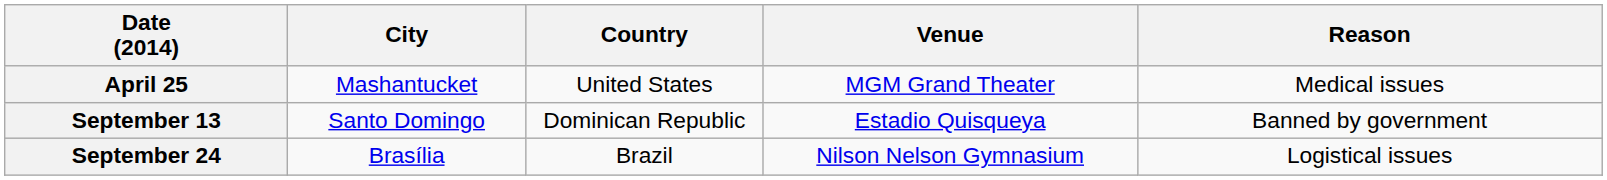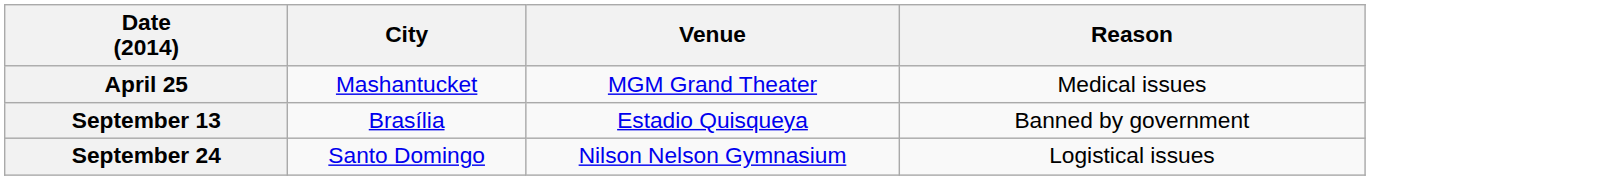- column: (644, 35)
(407, 120) Santo Domingo -> (407, 120) Brasília
(407, 156) Brasília -> (407, 156) Santo Domingo
